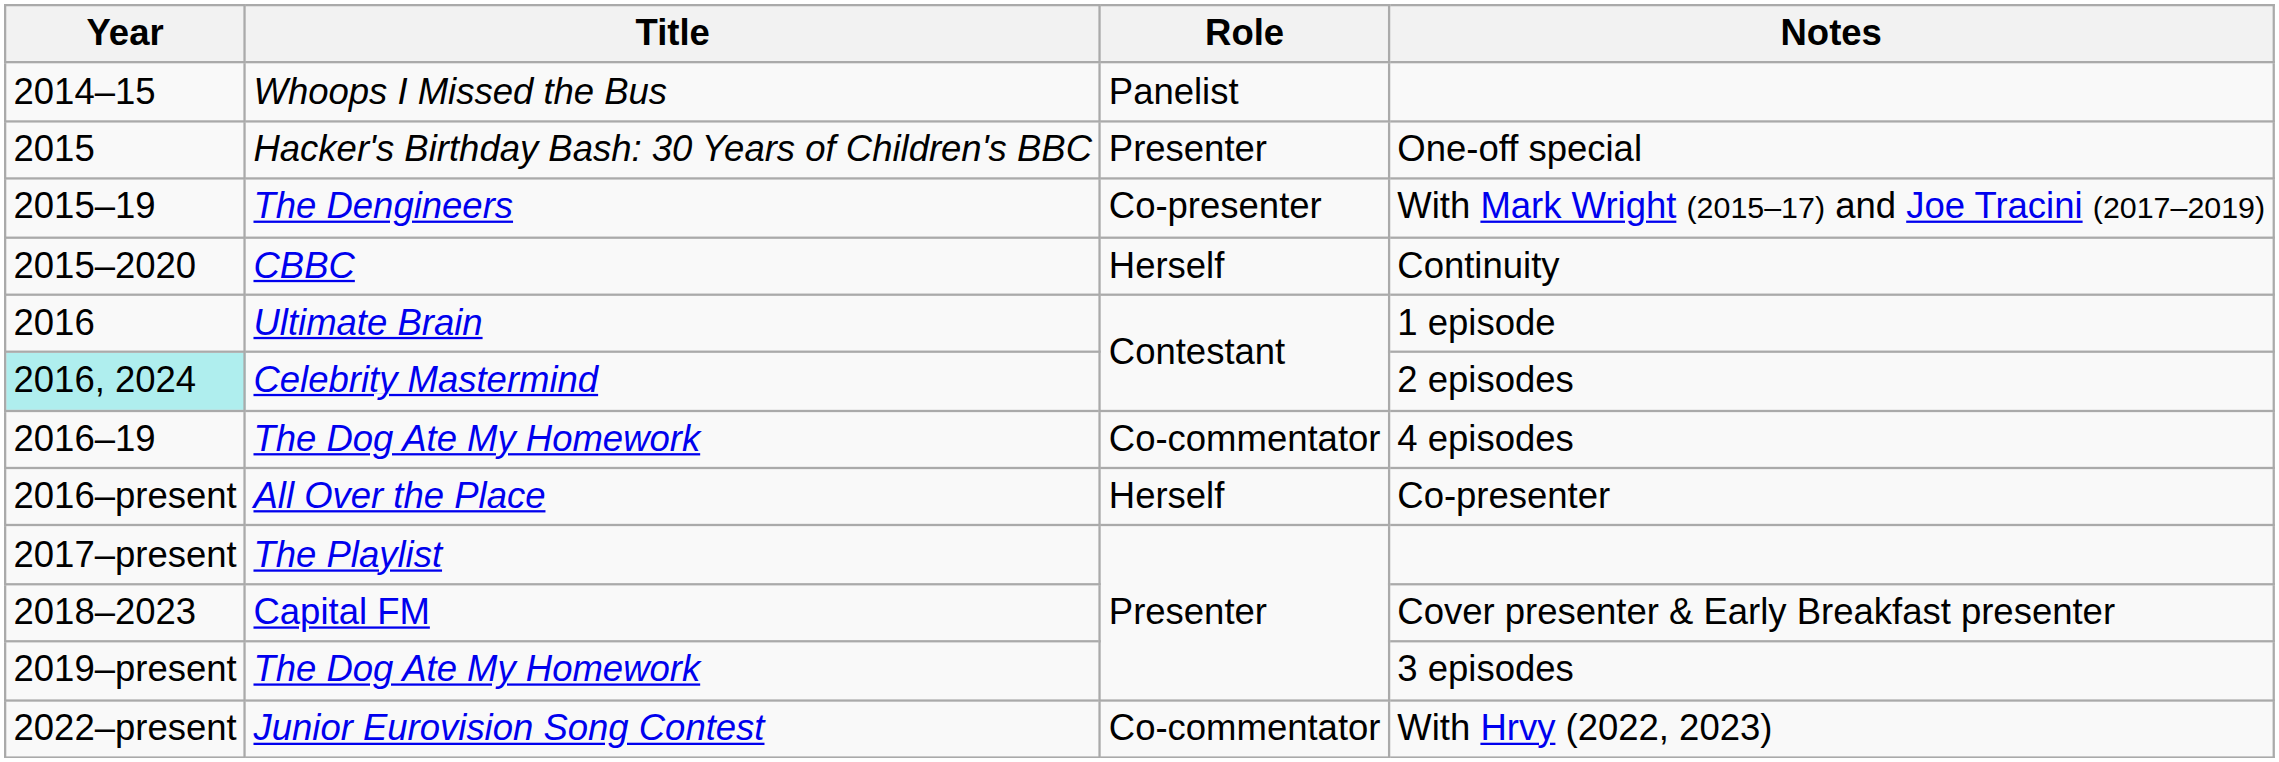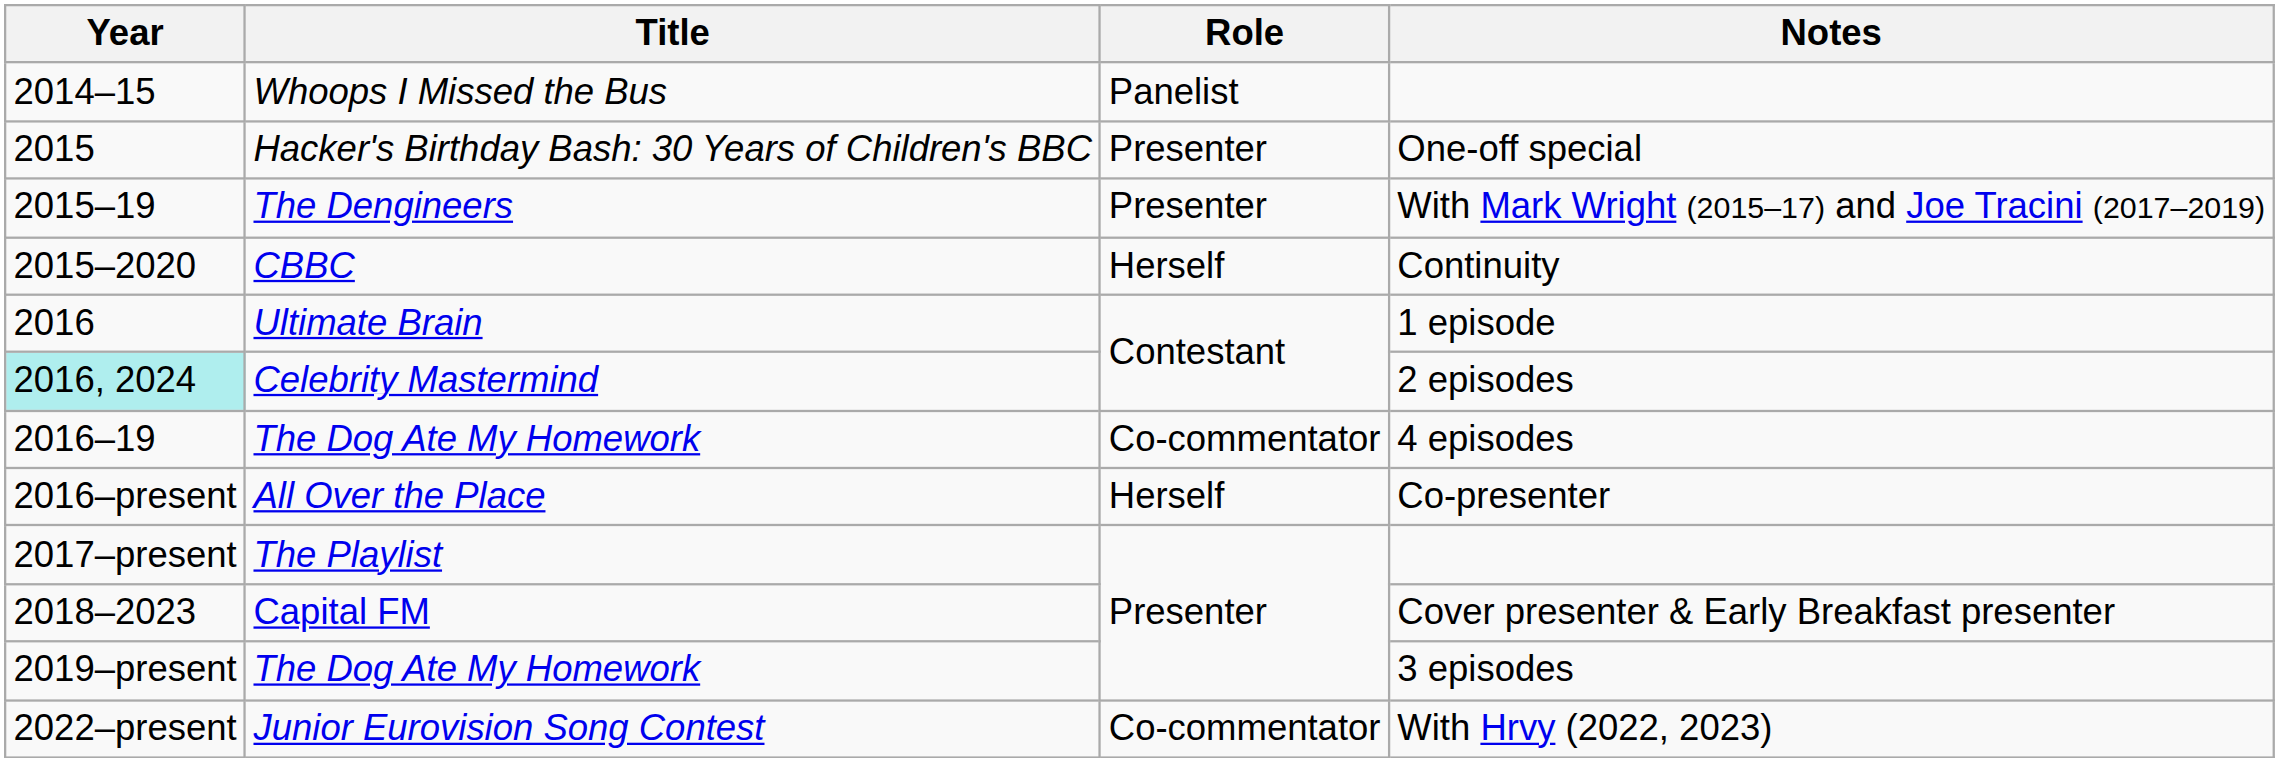(1215, 206) Co-presenter -> (1188, 206) Presenter
